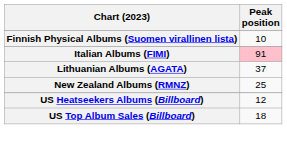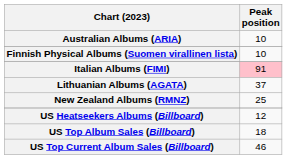+ row: (122, 38)
+ row: (122, 147)
